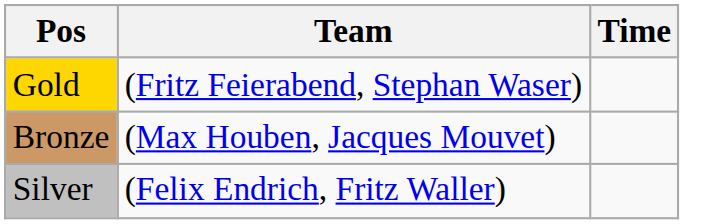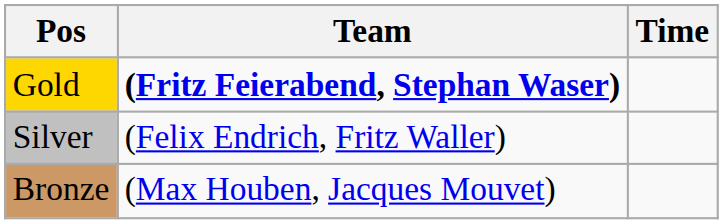(353, 84) normal -> (372, 84) bold
rows swapped: (53, 190) <-> (61, 137)
